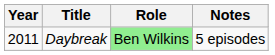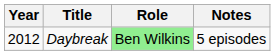(23, 38) 2011 -> (24, 38) 2012
